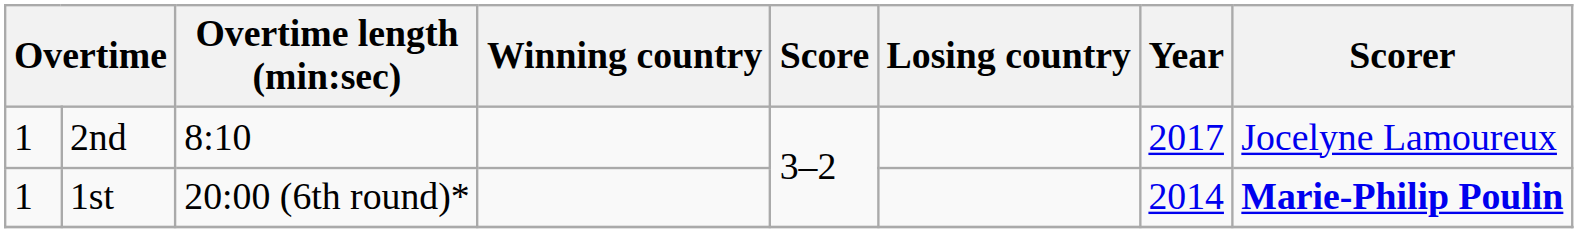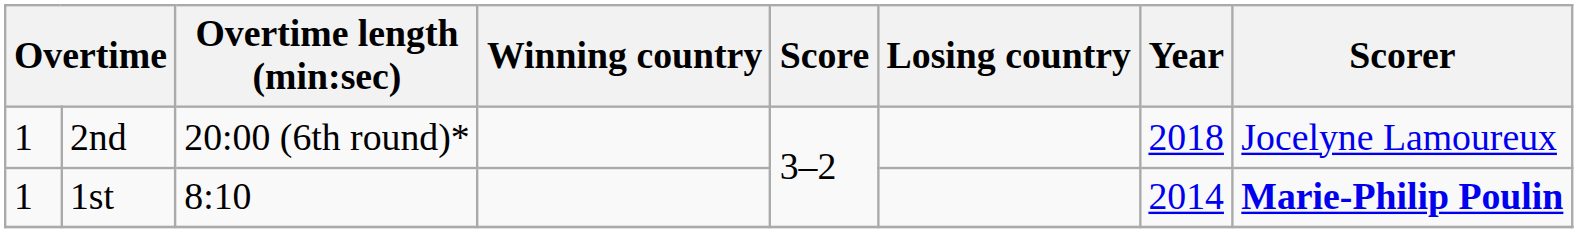(218, 136) 8:10 -> (327, 136) 20:00 (6th round)*
(1186, 136) 2017 -> (1186, 136) 2018
(327, 196) 20:00 (6th round)* -> (218, 196) 8:10
